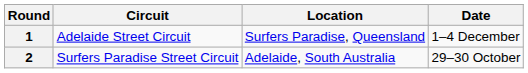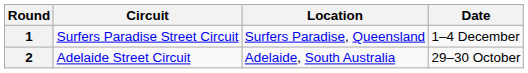(124, 36) Adelaide Street Circuit -> (148, 36) Surfers Paradise Street Circuit
(148, 57) Surfers Paradise Street Circuit -> (124, 57) Adelaide Street Circuit
